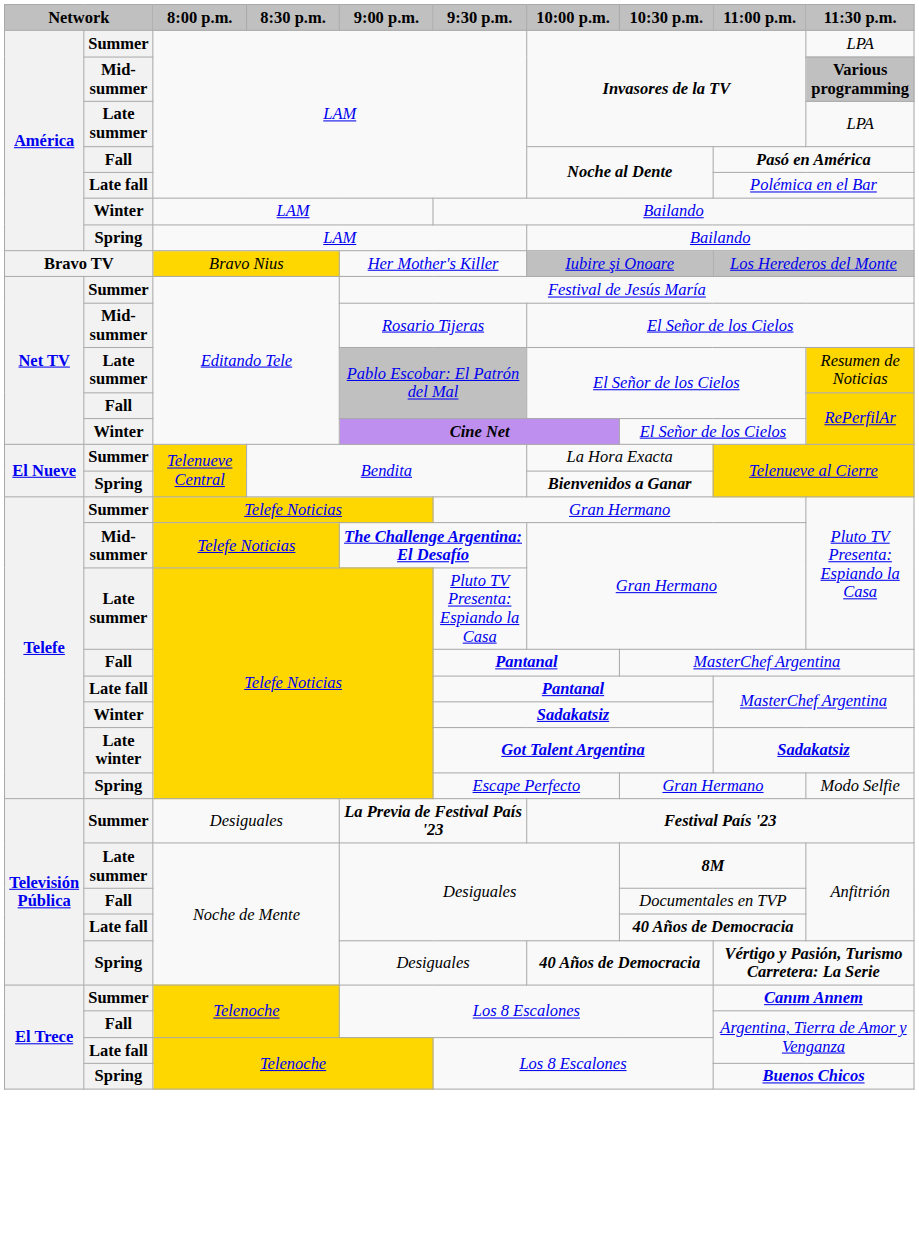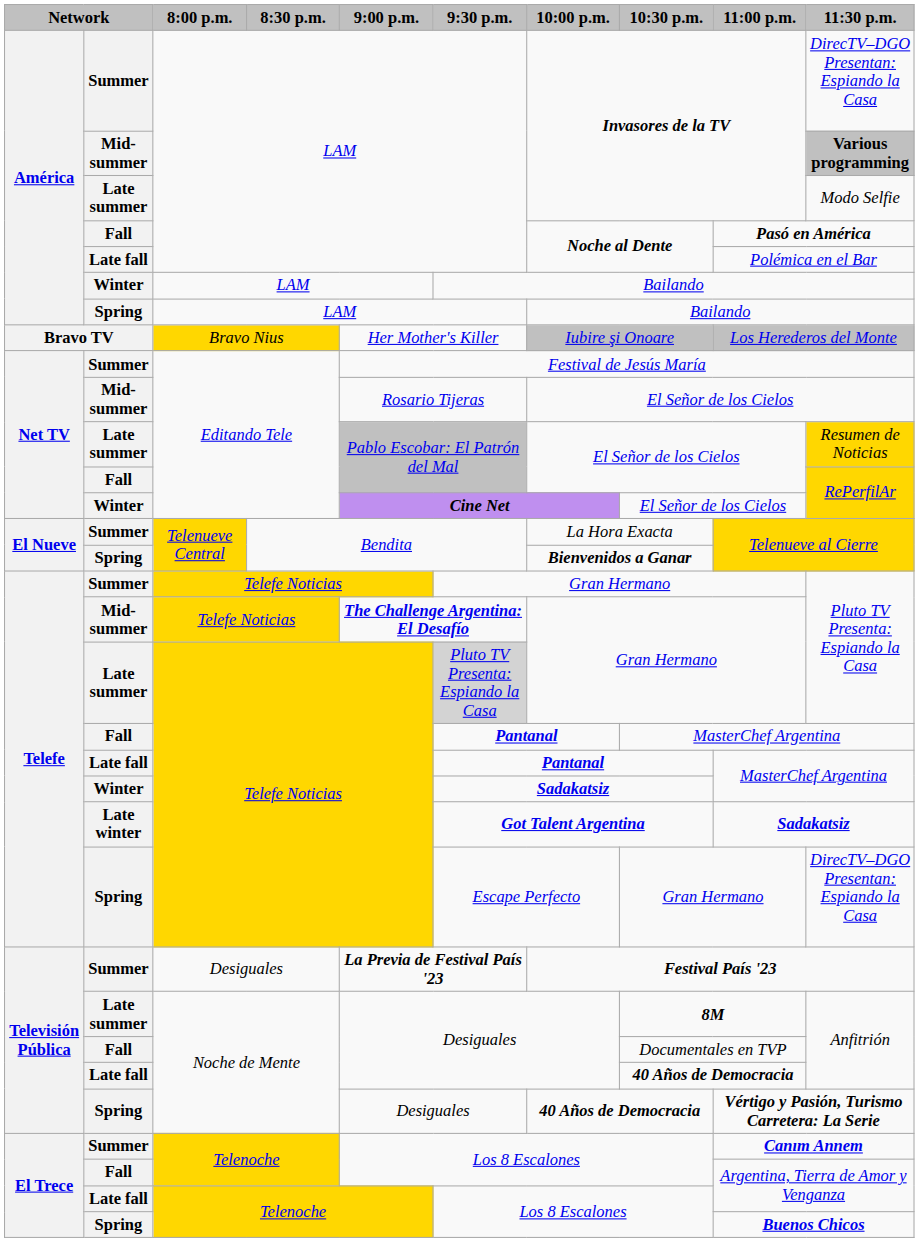(860, 43) LPA -> (860, 71) DirecTV–DGO Presentan: Espiando la Casa
(860, 123) LPA -> (860, 197) Modo Selfie
(480, 608) no background -> (480, 682) lightgrey background
(860, 785) Modo Selfie -> (860, 887) DirecTV–DGO Presentan: Espiando la Casa
